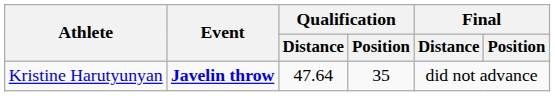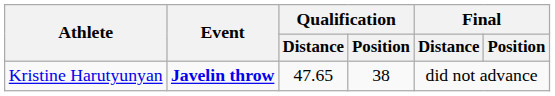(313, 76) 47.64 -> (313, 76) 47.65
(381, 76) 35 -> (381, 76) 38
